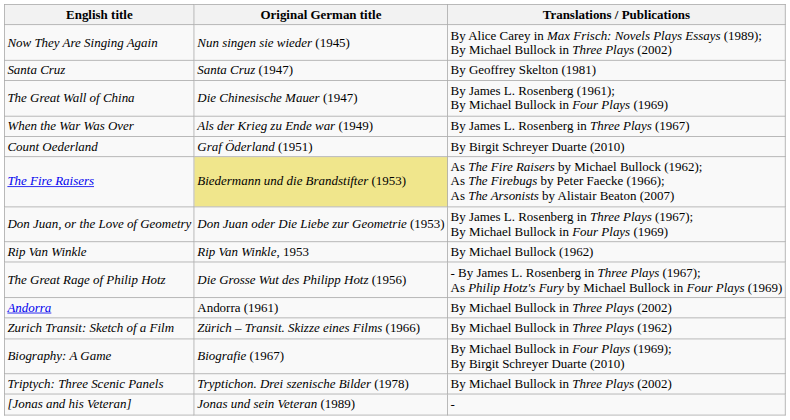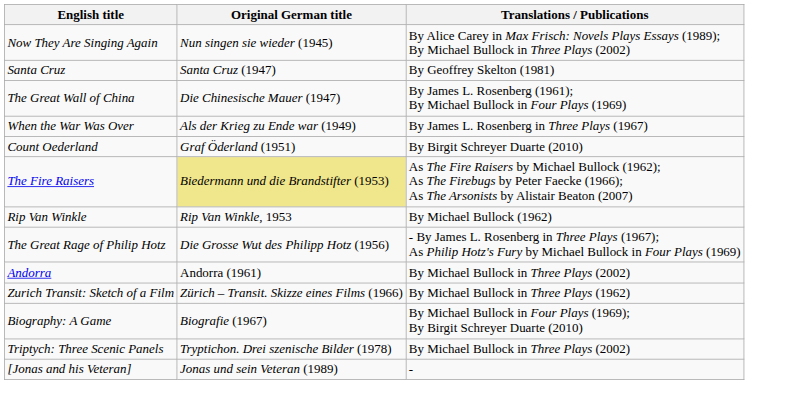- row: (99, 224)
